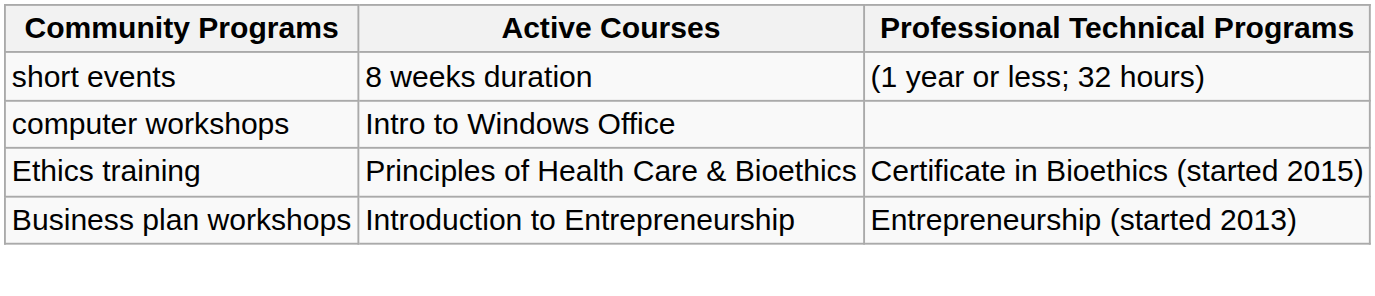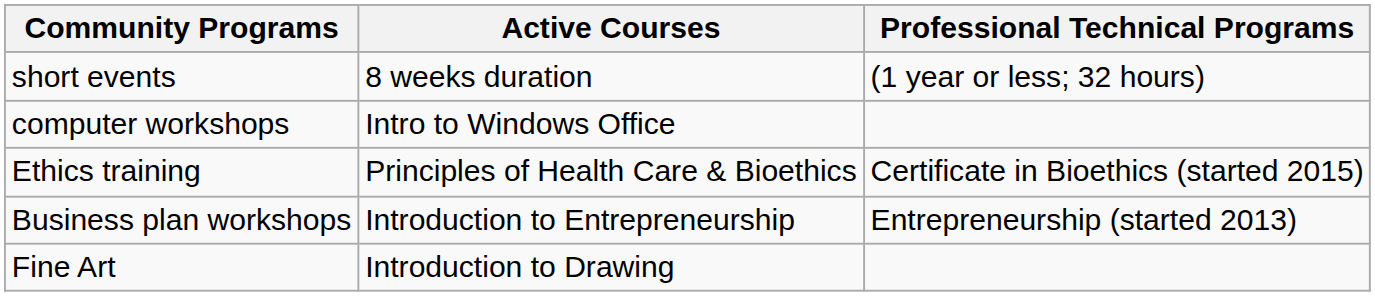+ row: (64, 266)
